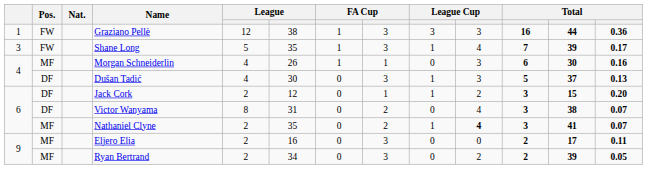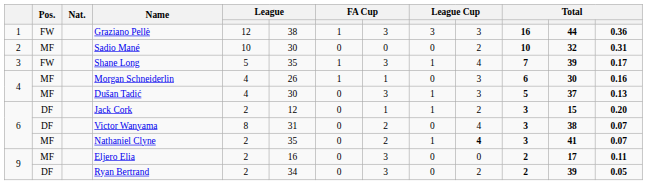+ row: (117, 47)
(47, 78) DF -> (47, 94) MF
(47, 156) MF -> (47, 172) DF
